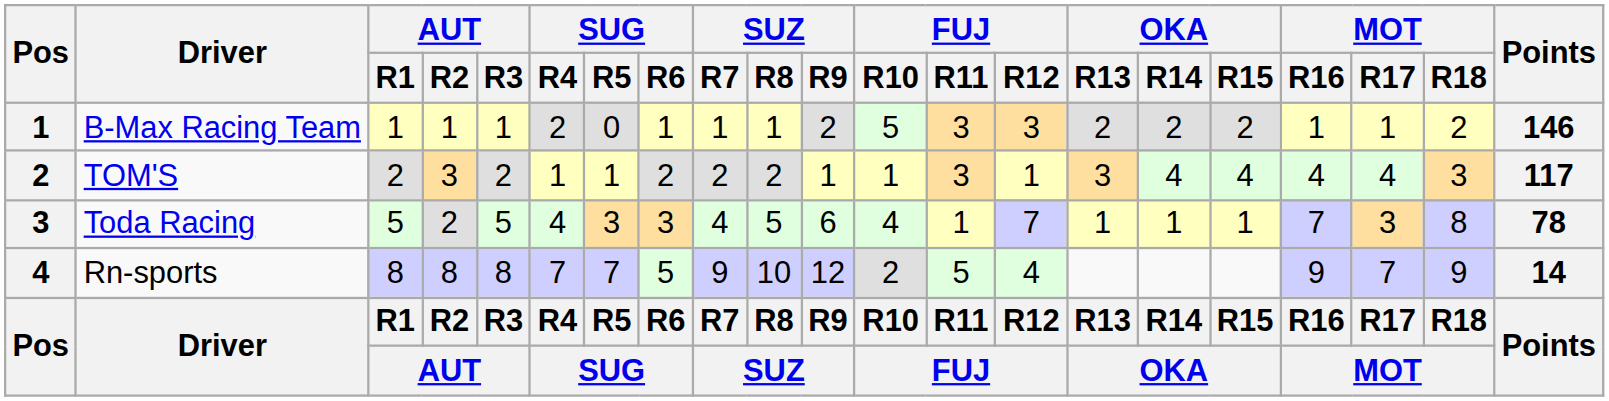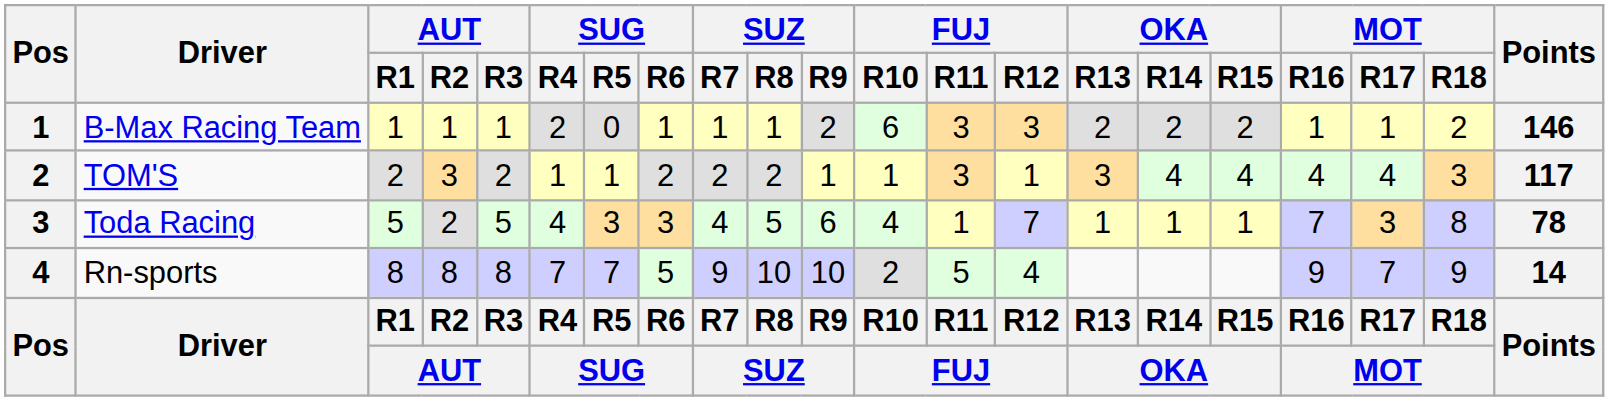(891, 126) 5 -> (891, 126) 6
(828, 272) 12 -> (828, 272) 10
